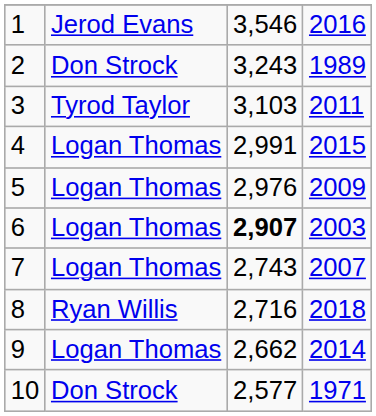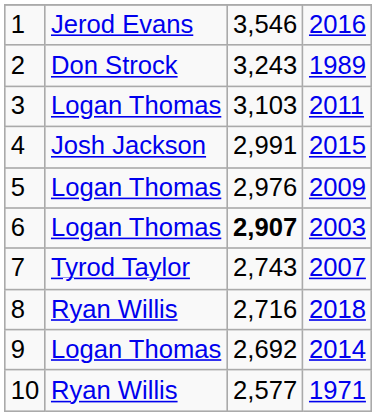(120, 106) Tyrod Taylor -> (136, 106) Logan Thomas
(136, 146) Logan Thomas -> (129, 146) Josh Jackson
(136, 268) Logan Thomas -> (120, 268) Tyrod Taylor
(265, 349) 2,662 -> (265, 349) 2,692
(114, 390) Don Strock -> (114, 390) Ryan Willis
